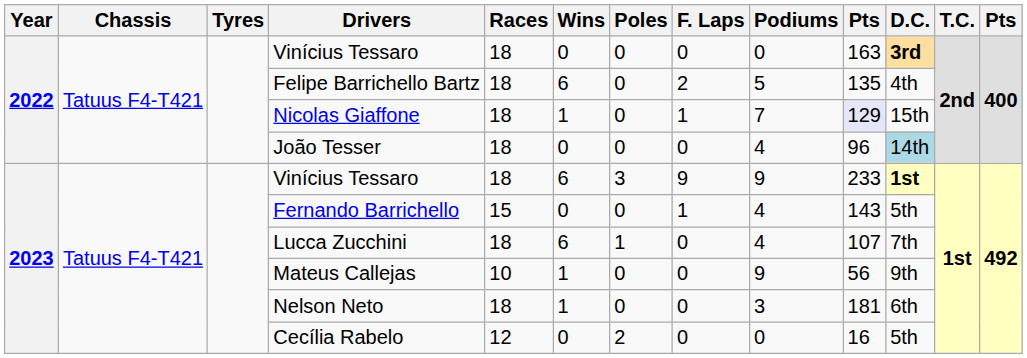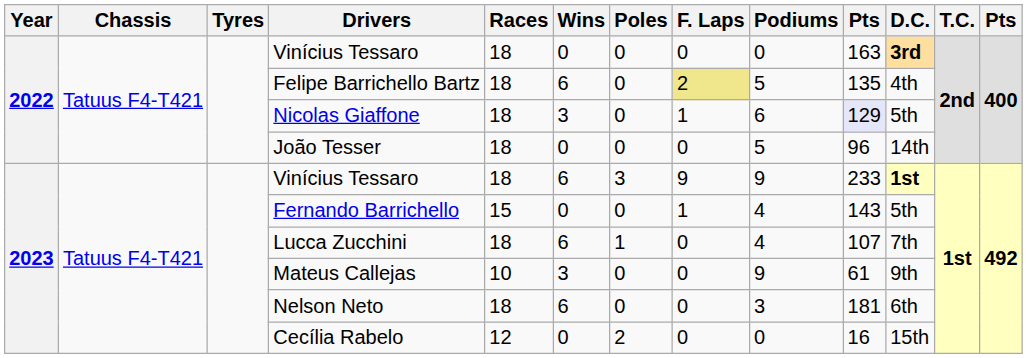(682, 83) no background -> (682, 83) khaki background
(563, 115) 1 -> (563, 115) 3
(759, 115) 7 -> (759, 115) 6
(910, 115) 15th -> (904, 115) 5th
(759, 147) 4 -> (759, 147) 5
(910, 147) lightblue background -> (910, 147) no background
(563, 274) 1 -> (563, 274) 3
(859, 274) 56 -> (859, 274) 61
(563, 305) 1 -> (563, 305) 6
(904, 337) 5th -> (910, 337) 15th
